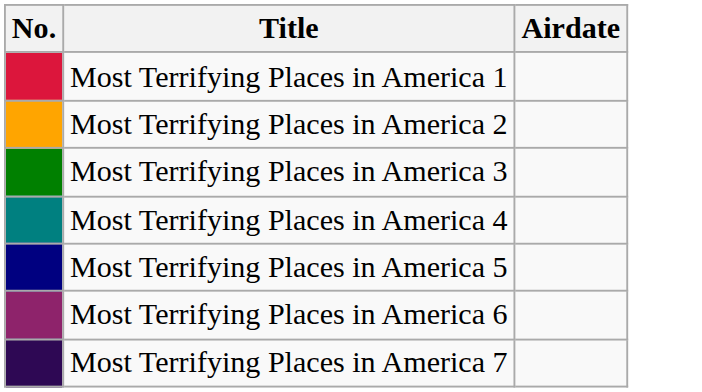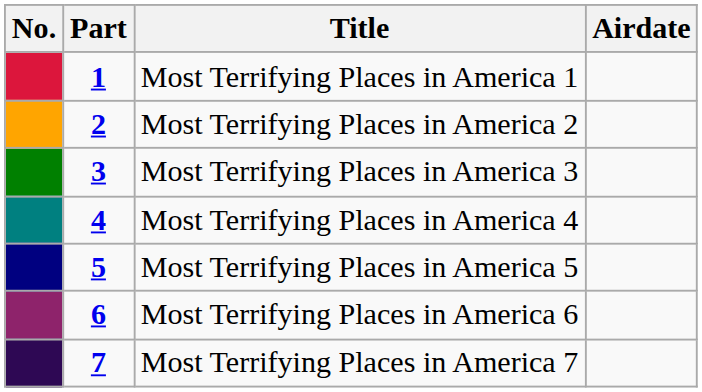+ column: (98, 28)
